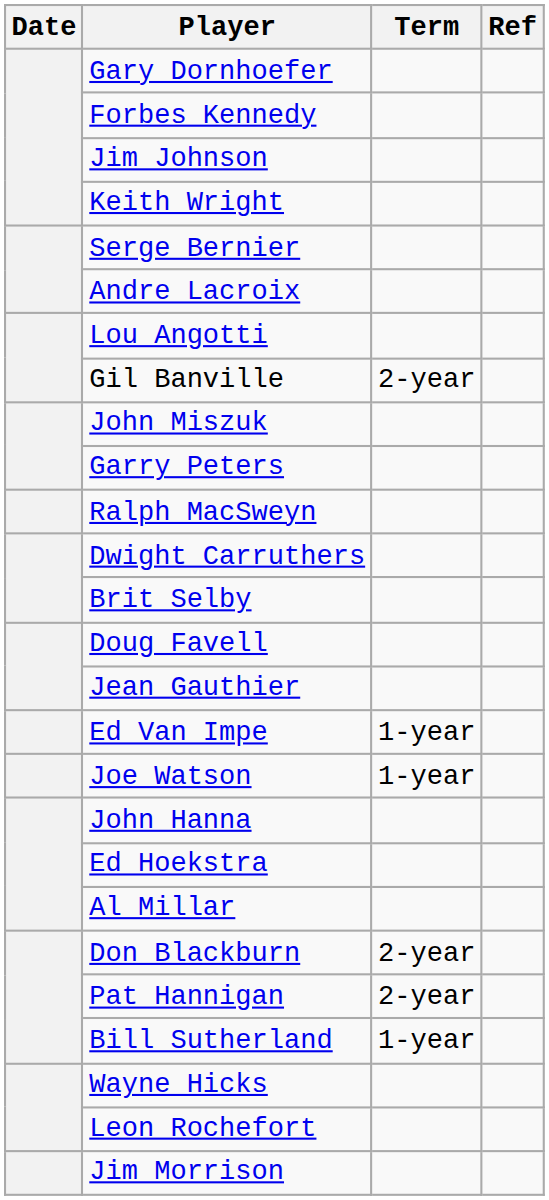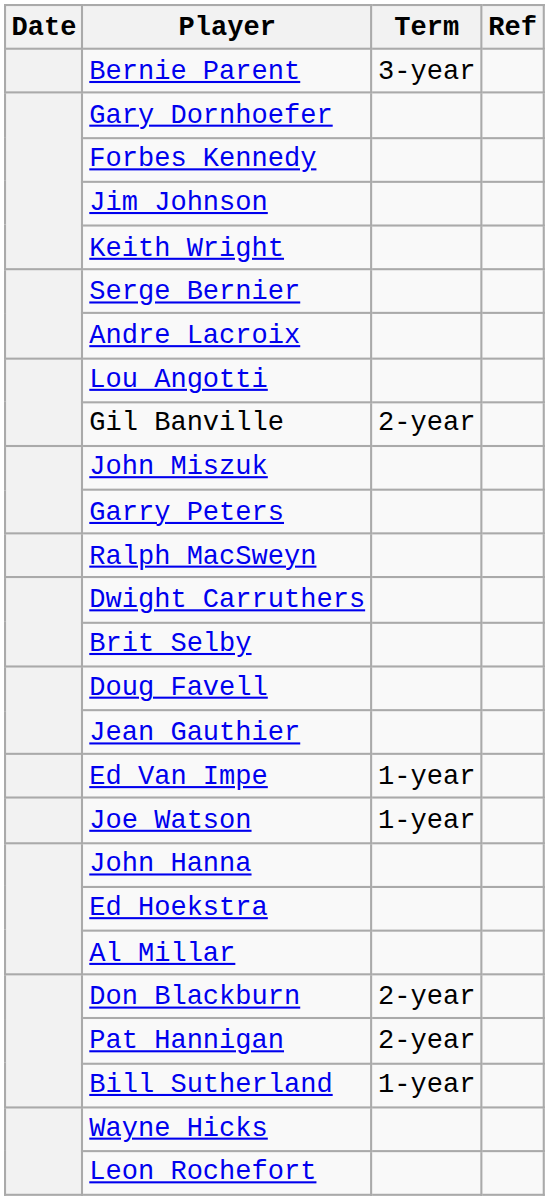+ row: (195, 71)
- row: (187, 1173)
